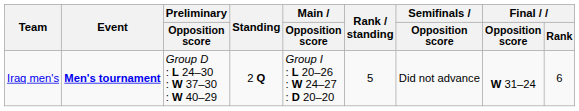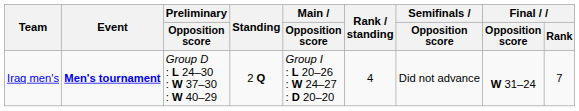(370, 79) 5 -> (370, 79) 4
(559, 79) 6 -> (559, 79) 7
